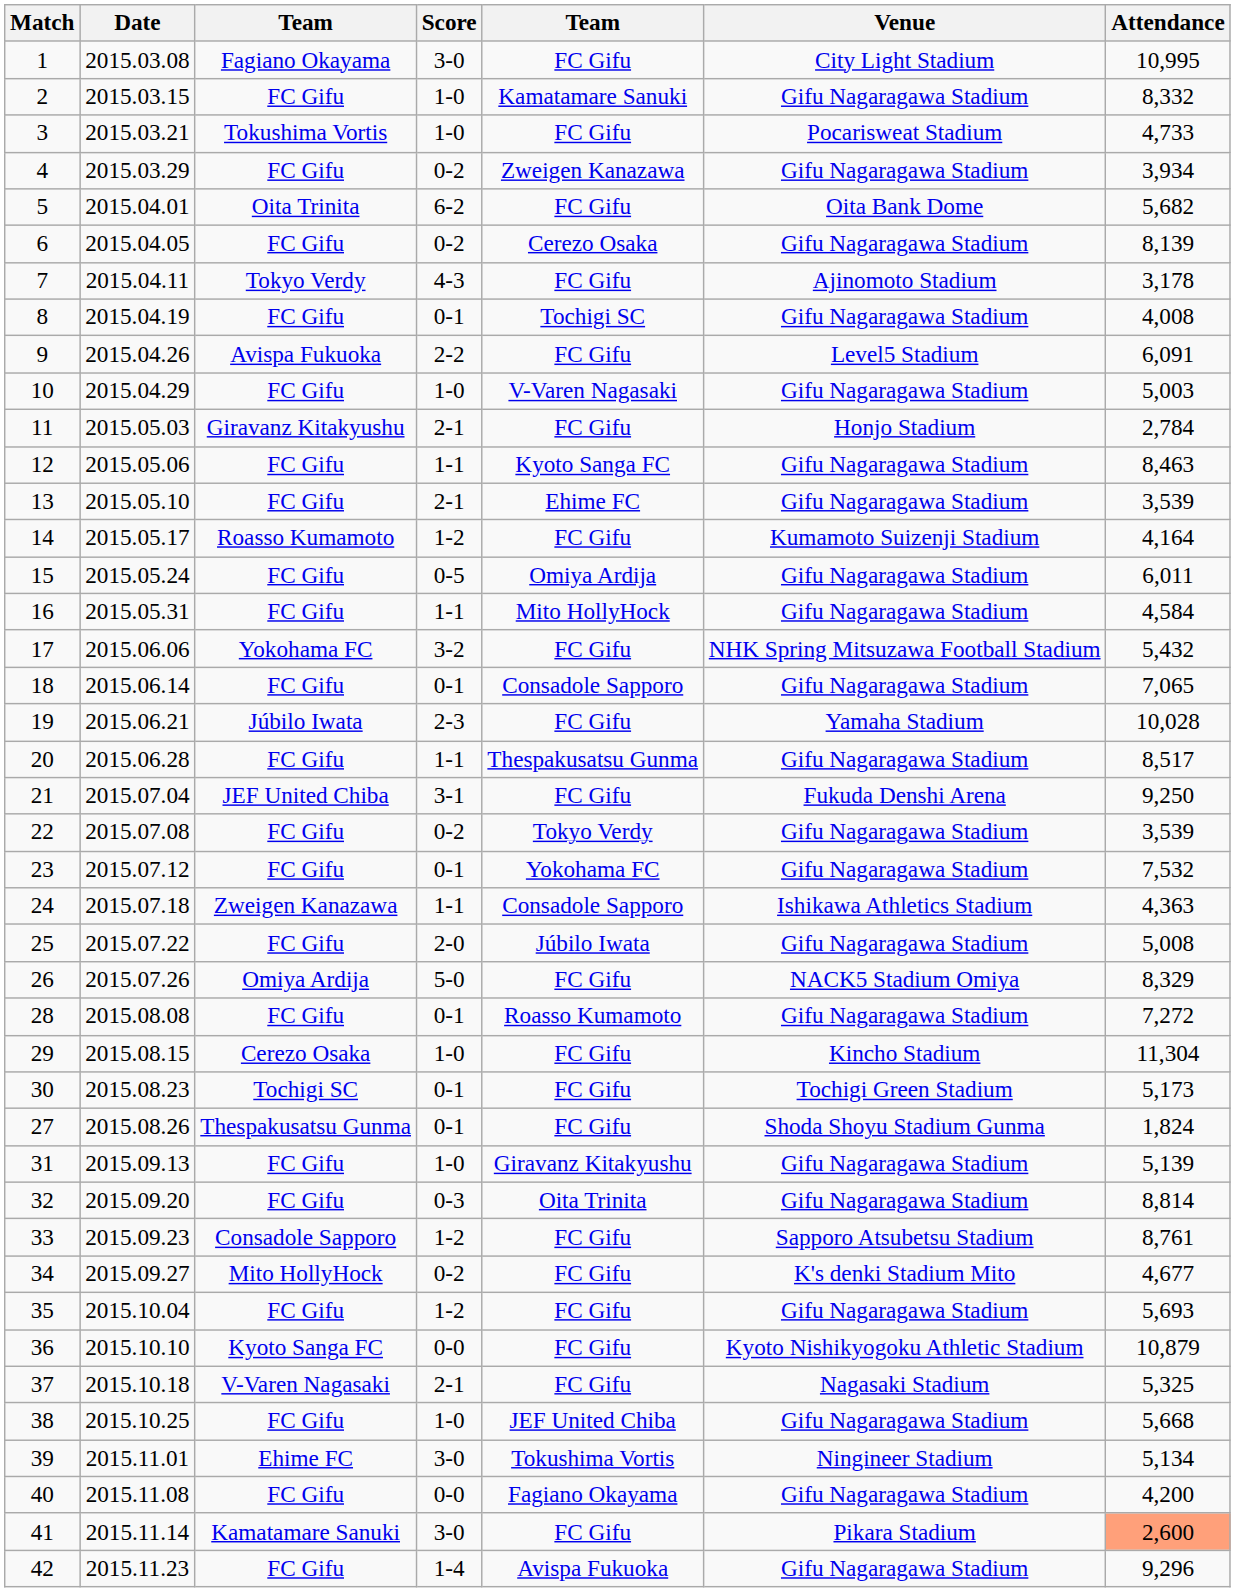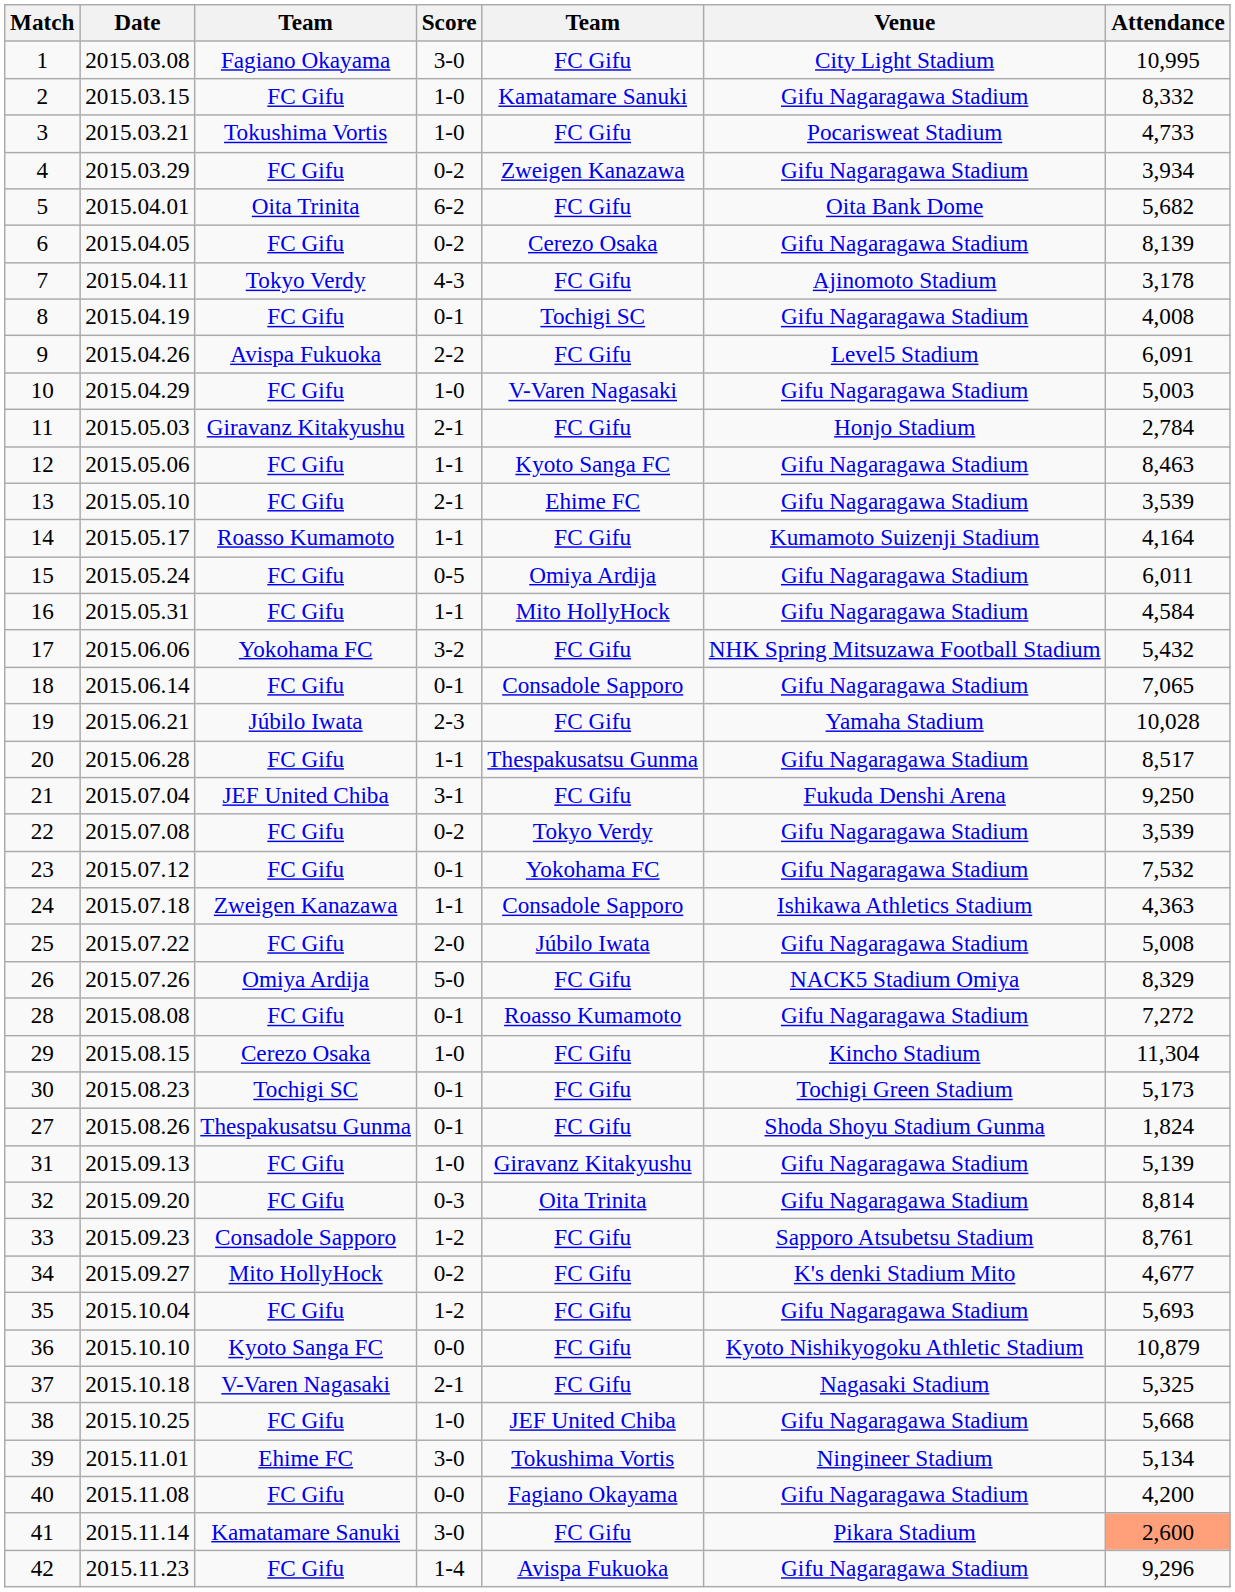(449, 538) 1-2 -> (449, 538) 1-1
